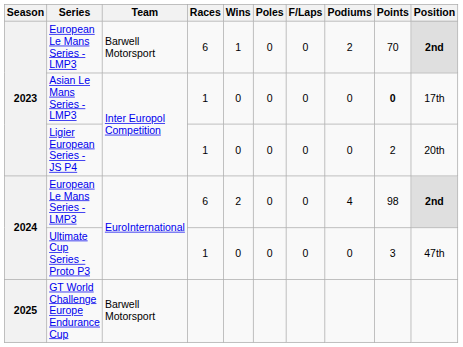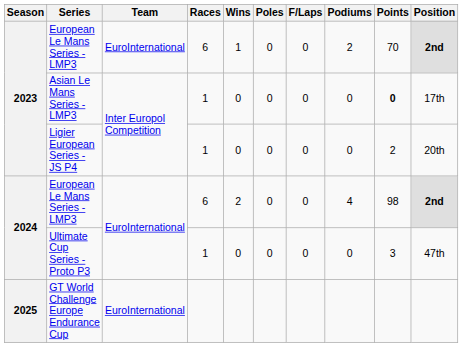(130, 47) Barwell Motorsport -> (145, 47) EuroInternational
(130, 311) Barwell Motorsport -> (145, 311) EuroInternational
